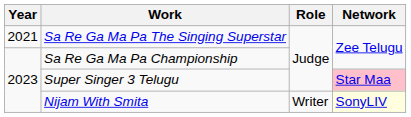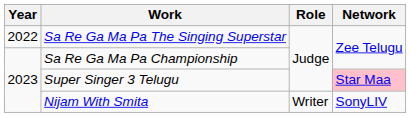(23, 36) 2021 -> (23, 36) 2022
(361, 101) lightyellow background -> (361, 101) no background
